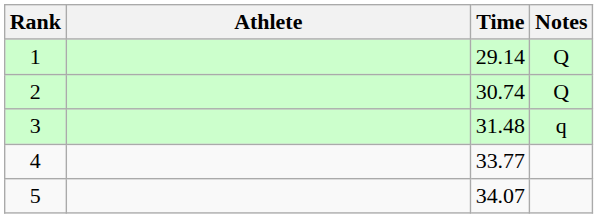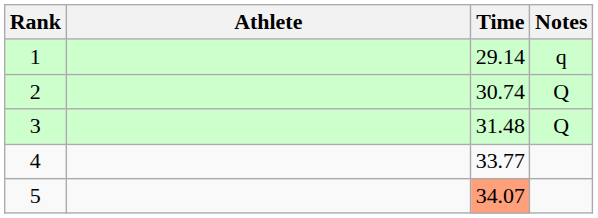(561, 56) Q -> (561, 56) q
(561, 126) q -> (561, 126) Q
(500, 195) no background -> (500, 195) lightsalmon background
